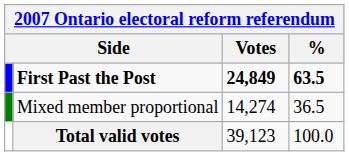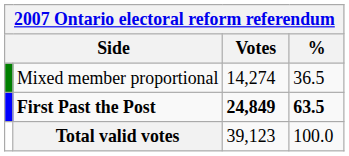rows swapped: (86, 77) <-> (118, 107)
